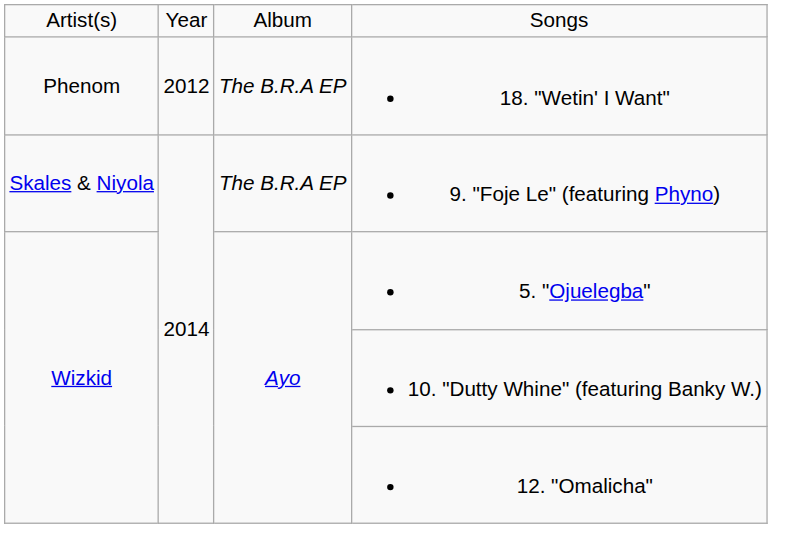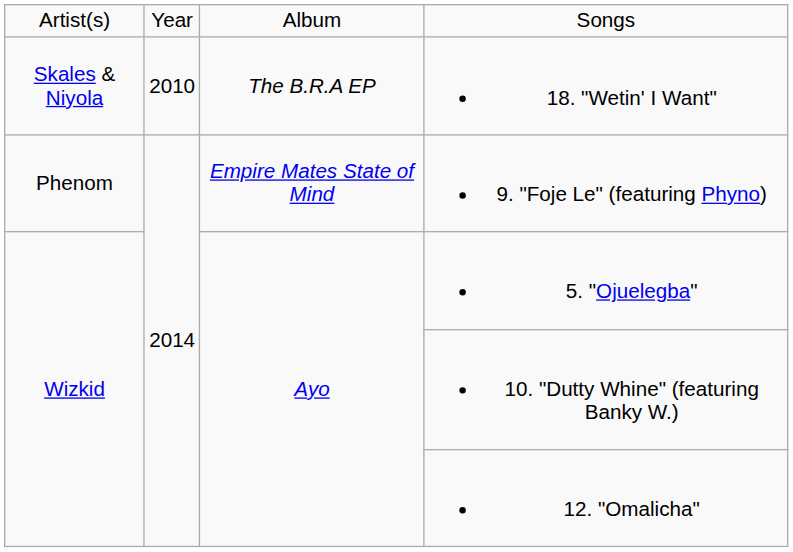(82, 85) Phenom -> (75, 85) Skales & Niyola
(186, 85) 2012 -> (172, 85) 2010
(82, 183) Skales & Niyola -> (75, 183) Phenom
(283, 183) The B.R.A EP -> (312, 183) Empire Mates State of Mind
